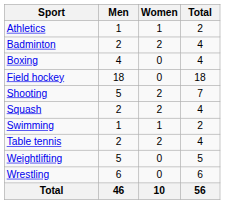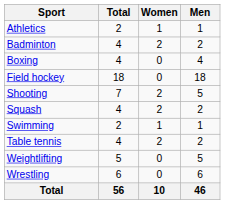columns swapped: (119, 12) <-> (200, 12)
